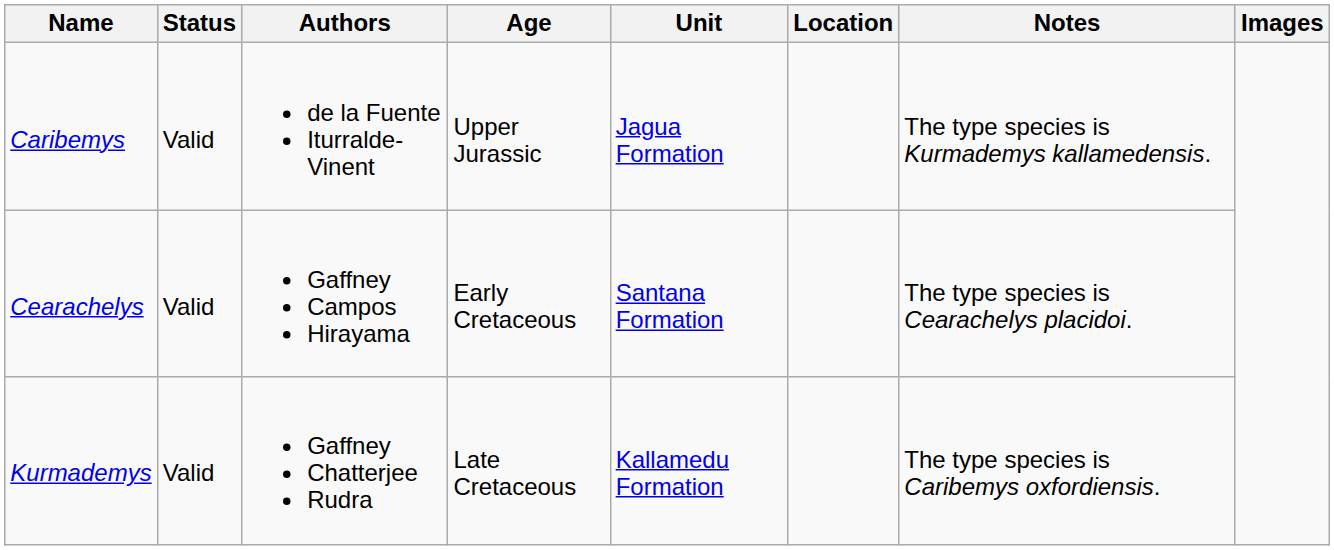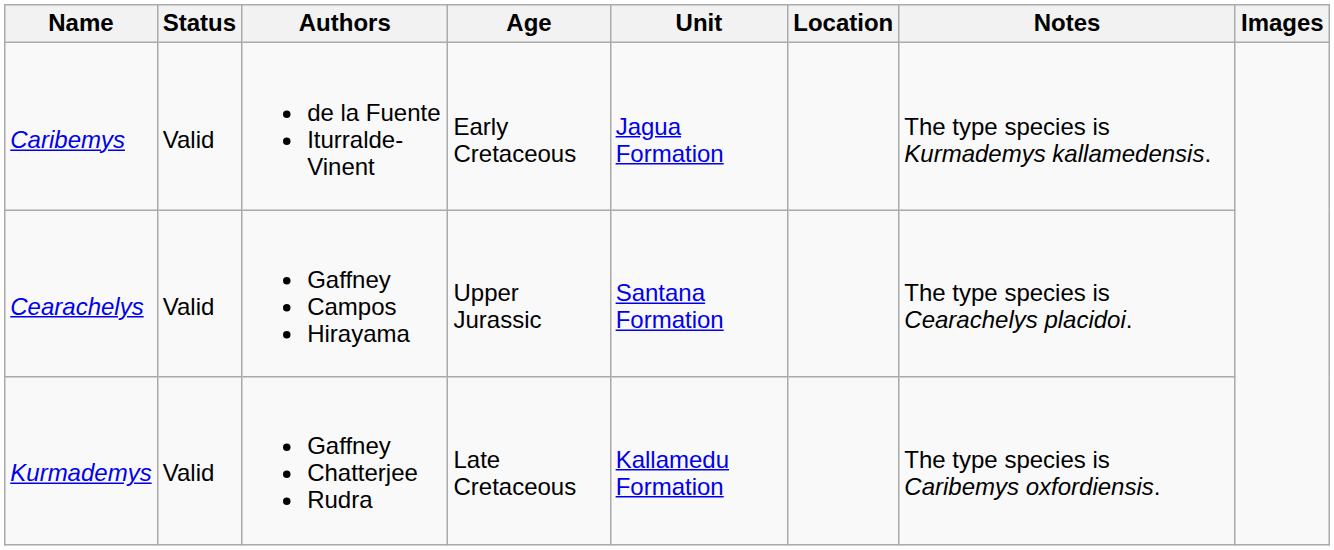(497, 139) Upper Jurassic -> (515, 139) Early Cretaceous
(515, 306) Early Cretaceous -> (497, 306) Upper Jurassic
